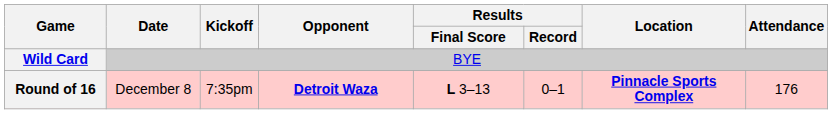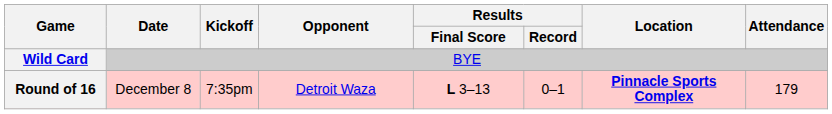(336, 89) bold -> (336, 89) normal
(786, 89) 176 -> (786, 89) 179
